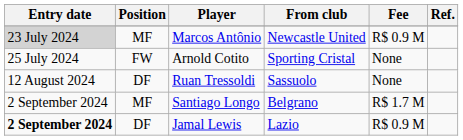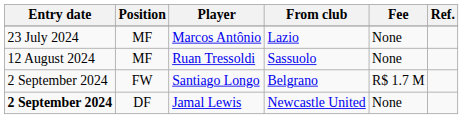(43, 37) lightgrey background -> (43, 37) no background
(317, 37) Newcastle United -> (283, 37) Lazio
(398, 37) R$ 0.9 M -> (387, 37) None
- row: (211, 59)
(142, 80) DF -> (142, 59) MF
(142, 102) MF -> (142, 80) FW
(283, 124) Lazio -> (317, 102) Newcastle United
(398, 124) R$ 0.9 M -> (387, 102) None
